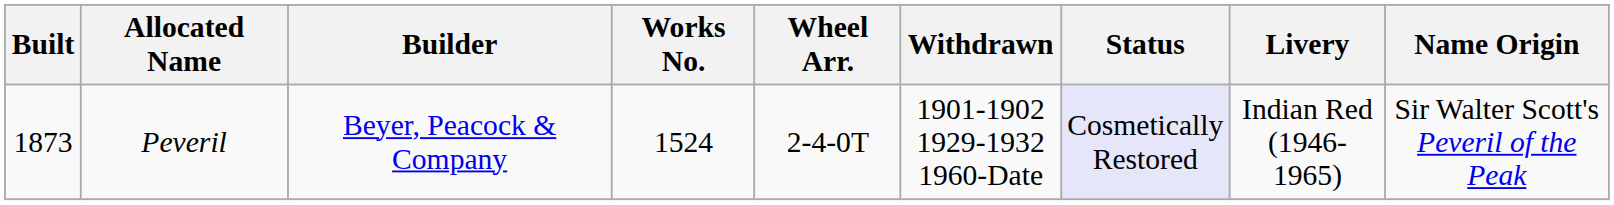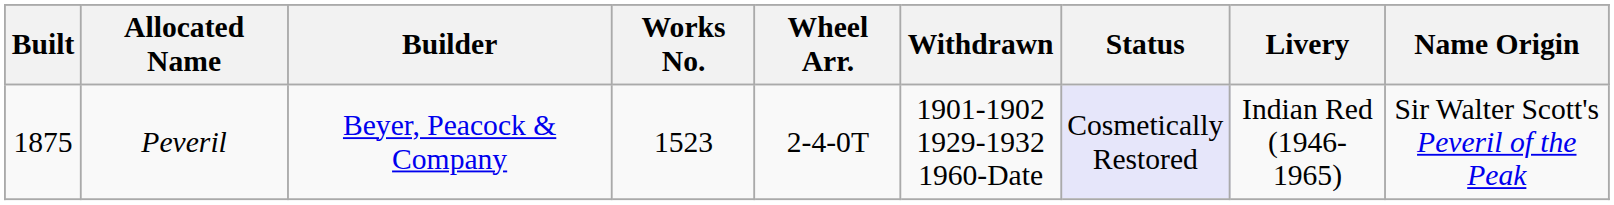(43, 141) 1873 -> (43, 141) 1875
(684, 141) 1524 -> (684, 141) 1523
